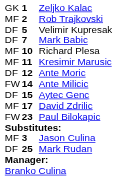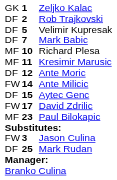(12, 18) MF -> (11, 18) DF
(12, 105) MF -> (12, 105) FW
(12, 116) FW -> (12, 116) MF
(12, 138) MF -> (12, 138) FW
